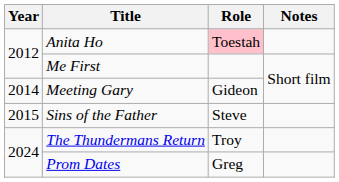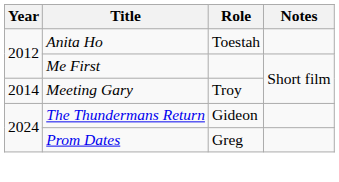(236, 41) pink background -> (236, 41) no background
(235, 90) Gideon -> (227, 90) Troy
- row: (102, 115)
(227, 139) Troy -> (235, 115) Gideon
